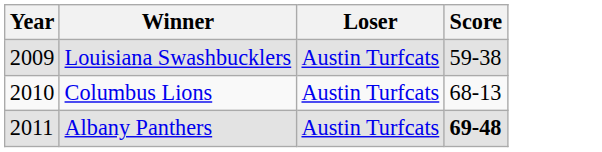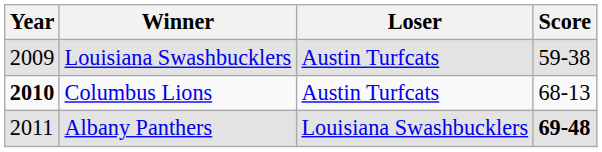(32, 92) normal -> (32, 92) bold
(370, 127) Austin Turfcats -> (415, 127) Louisiana Swashbucklers
